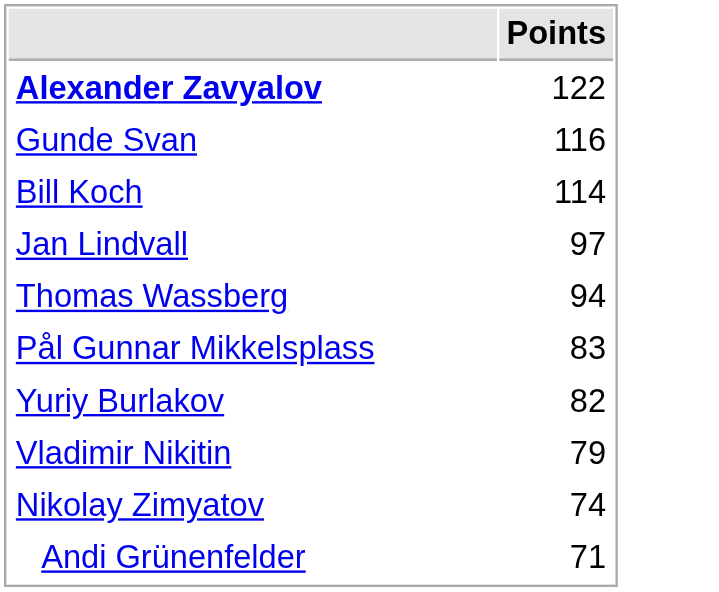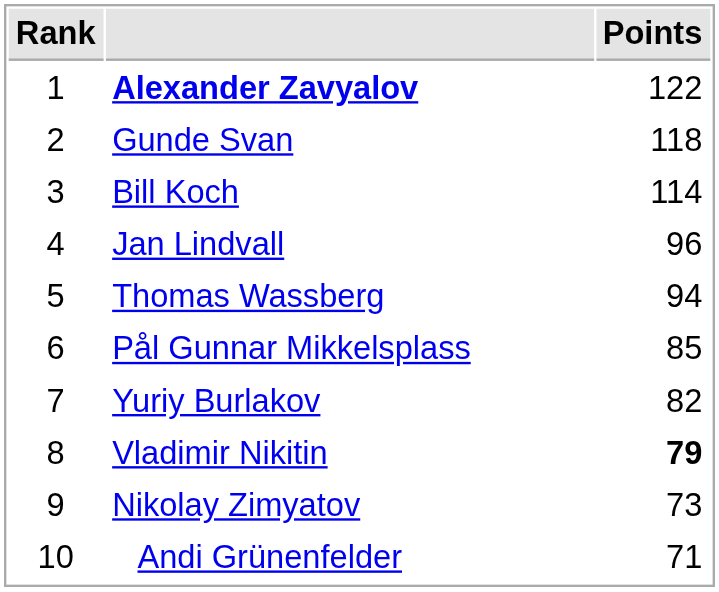+ column: (56, 34)
(580, 140) 116 -> (676, 140) 118
(588, 245) 97 -> (684, 245) 96
(588, 349) 83 -> (684, 349) 85
(588, 453) normal -> (684, 453) bold
(588, 505) 74 -> (684, 505) 73
